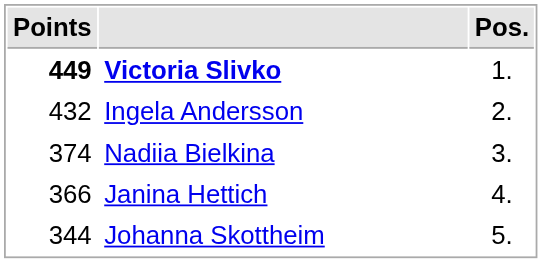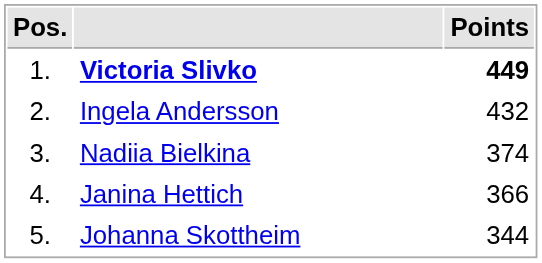columns swapped: (502, 27) <-> (52, 27)
